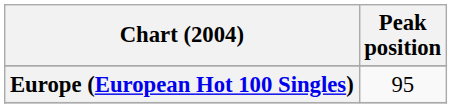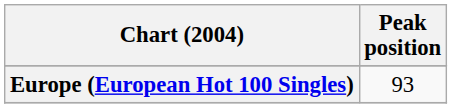(403, 84) 95 -> (403, 84) 93
